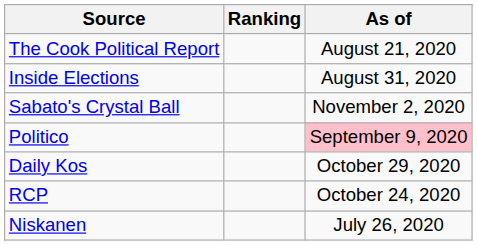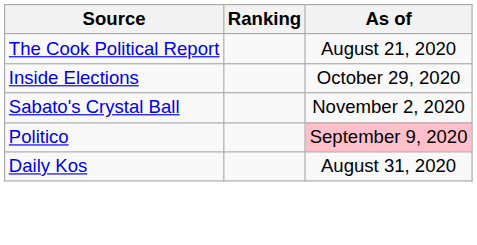(389, 78) August 31, 2020 -> (389, 78) October 29, 2020
(389, 166) October 29, 2020 -> (389, 166) August 31, 2020
- row: (28, 195)
- row: (48, 225)
